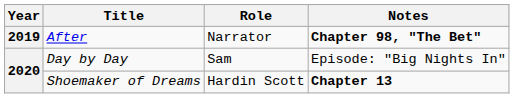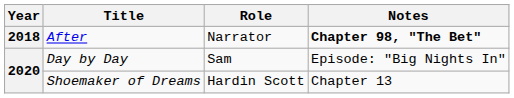(24, 38) 2019 -> (24, 38) 2018
(352, 82) bold -> (352, 82) normal
